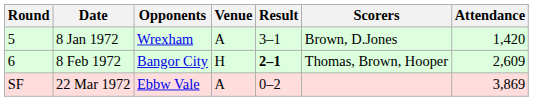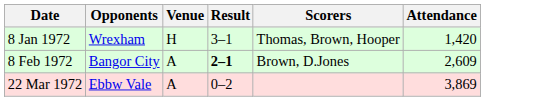- column: (29, 15)
(220, 38) A -> (171, 38) H
(351, 38) Brown, D.Jones -> (328, 38) Thomas, Brown, Hooper
(220, 61) H -> (171, 61) A
(376, 61) Thomas, Brown, Hooper -> (303, 61) Brown, D.Jones
